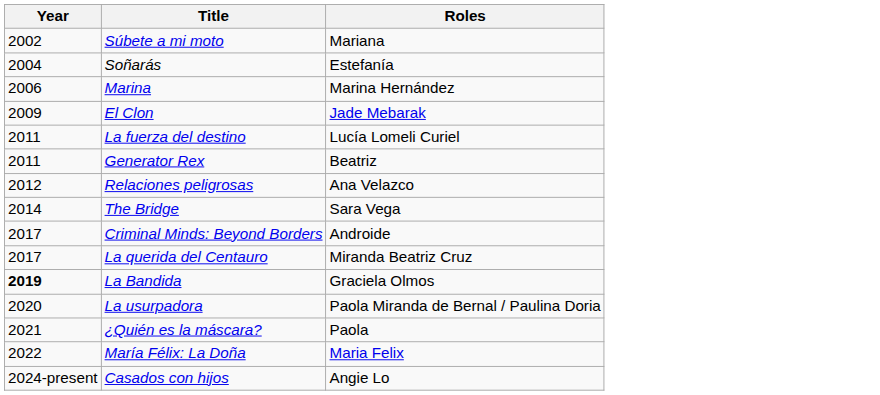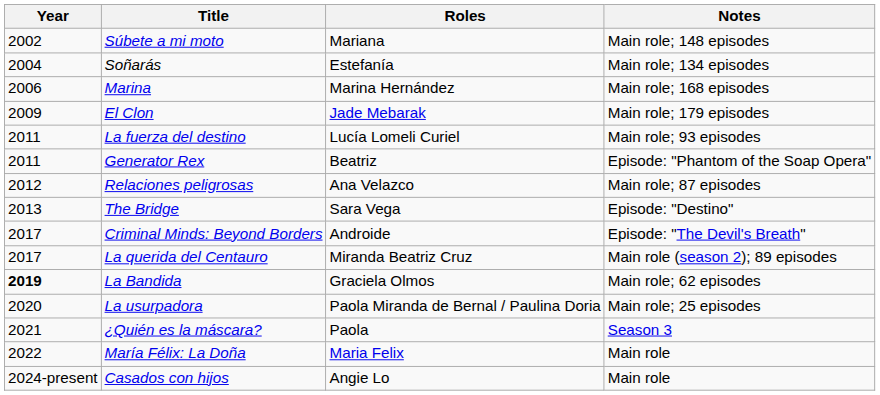+ column: (739, 16)
(25, 209) 2014 -> (25, 209) 2013
